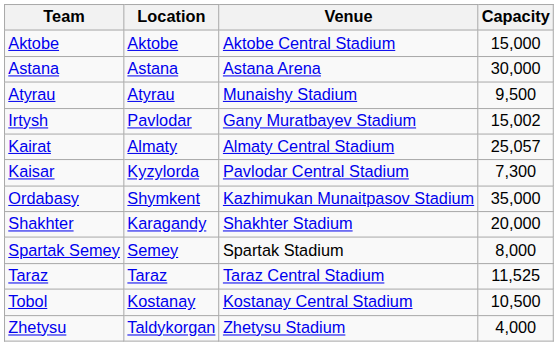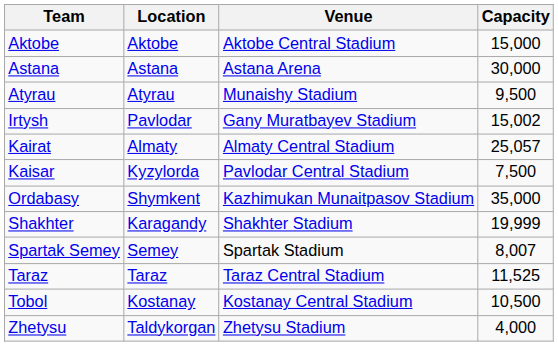(516, 172) 7,300 -> (516, 172) 7,500
(516, 224) 20,000 -> (516, 224) 19,999
(516, 250) 8,000 -> (516, 250) 8,007
